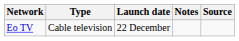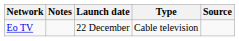columns swapped: (80, 12) <-> (186, 12)
